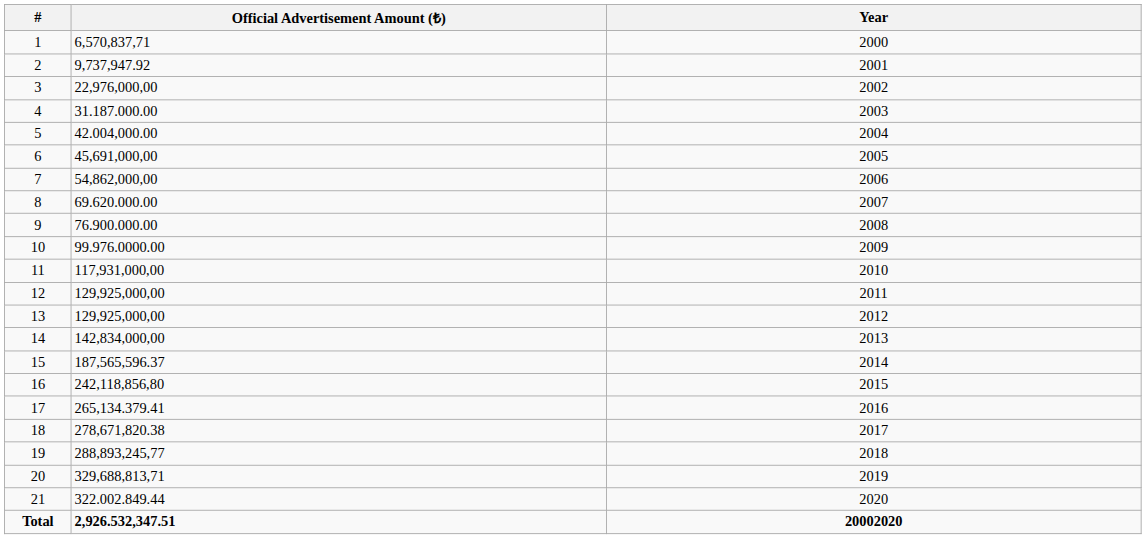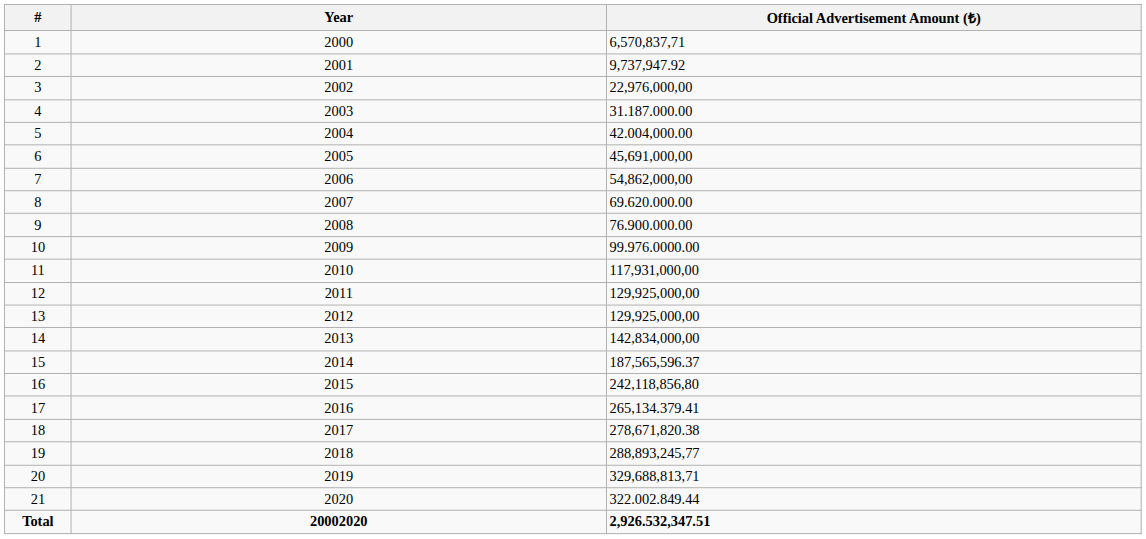columns swapped: (874, 17) <-> (339, 18)
